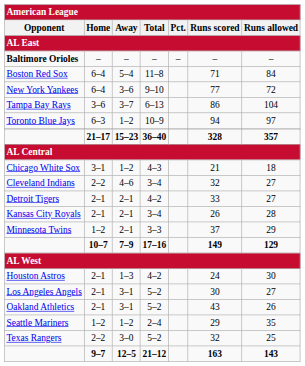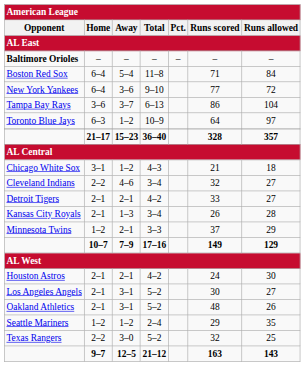(215, 121) 94 -> (215, 121) 64
(126, 214) 2–1 -> (126, 214) 1–3
(126, 276) 1–3 -> (126, 276) 2–1
(215, 307) 43 -> (215, 307) 48
